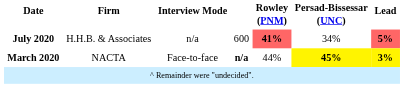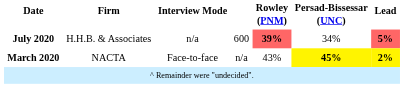(272, 39) 41% -> (272, 39) 39%
(241, 57) bold -> (242, 57) normal
(272, 57) 44% -> (272, 57) 43%
(385, 57) 3% -> (385, 57) 2%
